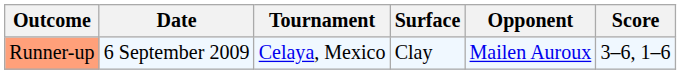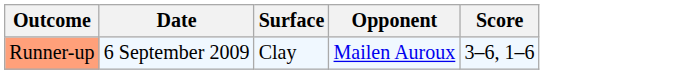- column: (322, 20)
